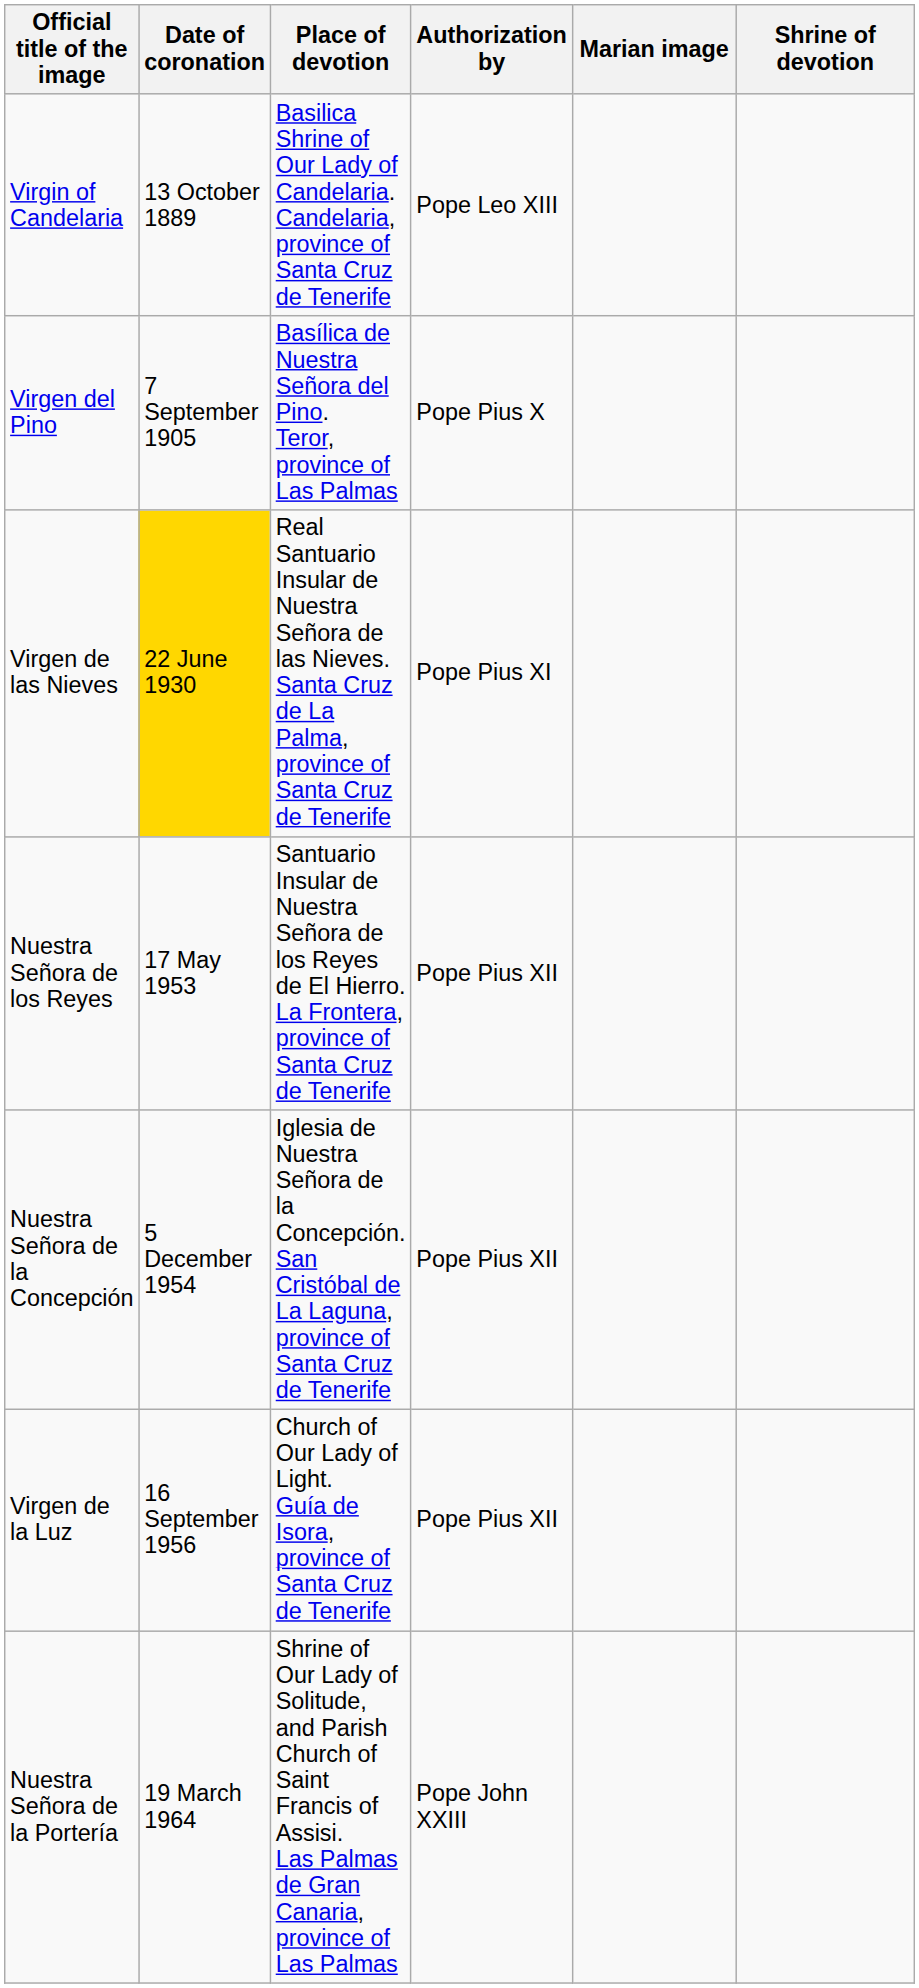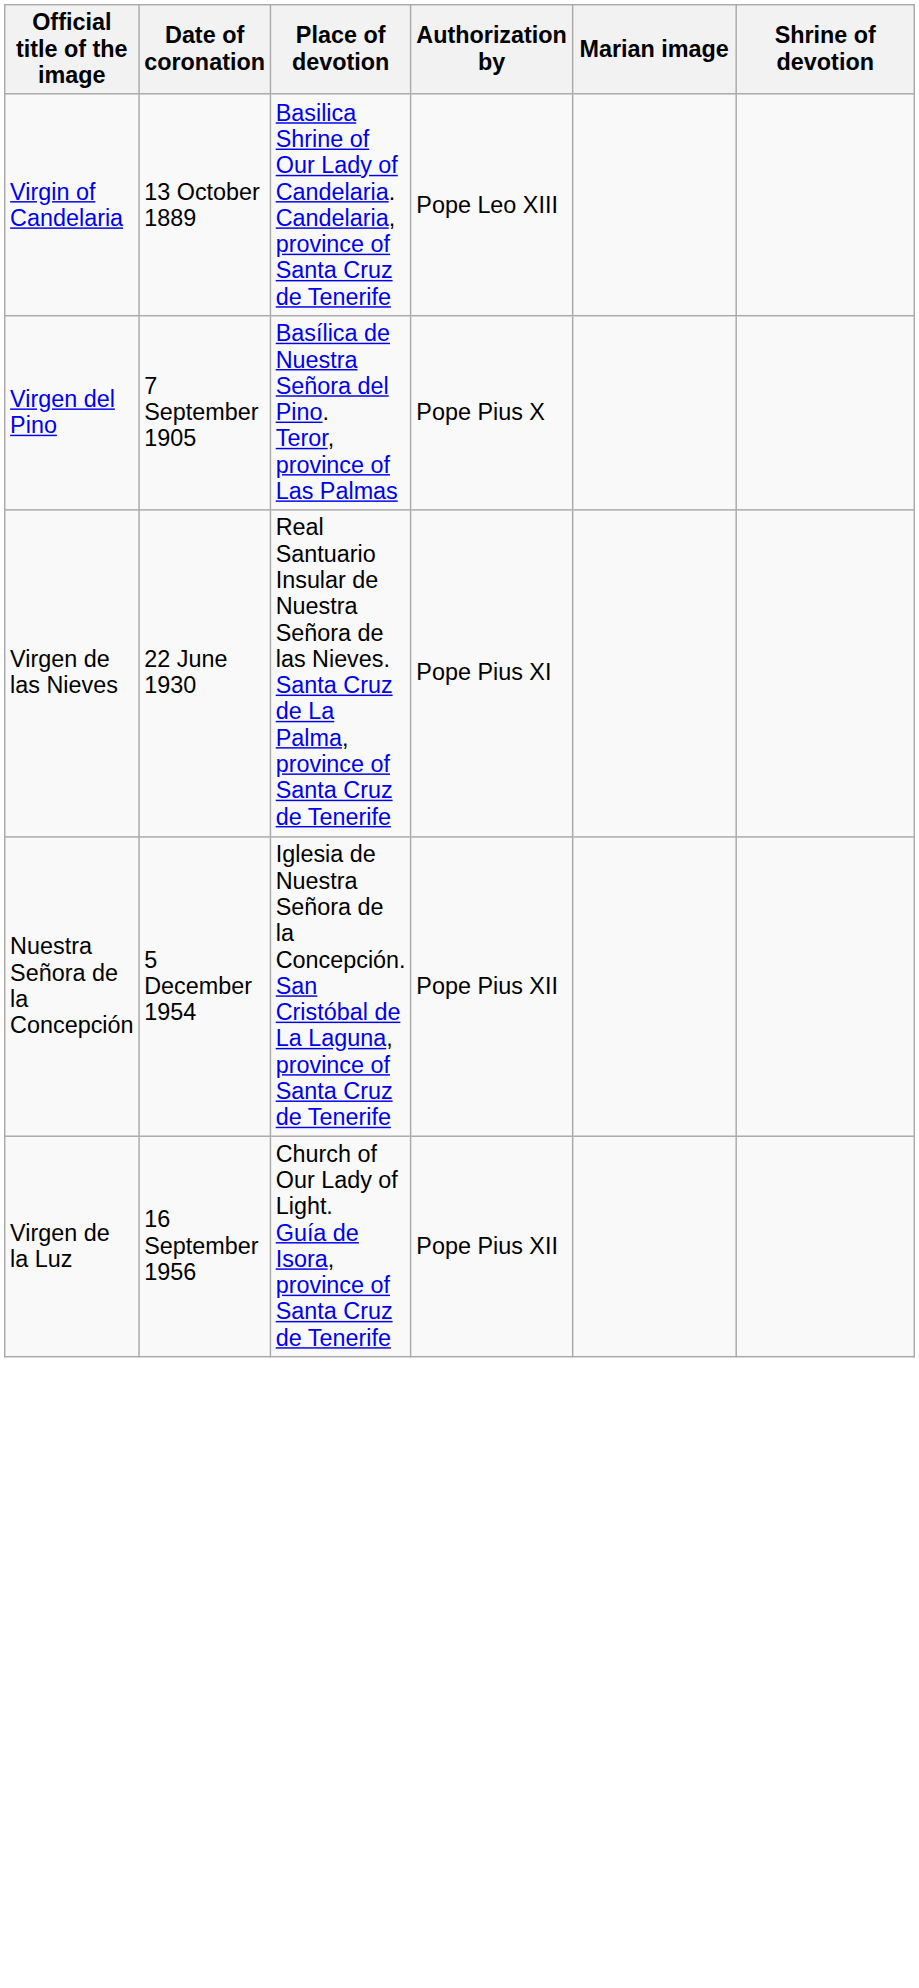(186, 672) gold background -> (186, 672) no background
- row: (64, 972)
- row: (64, 1806)
